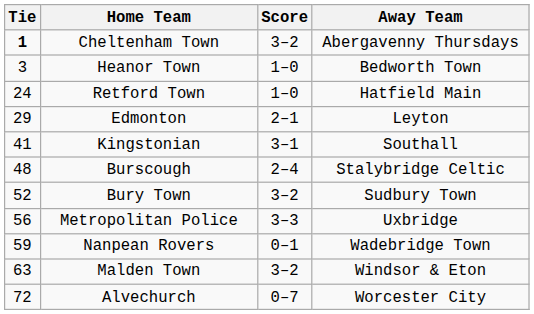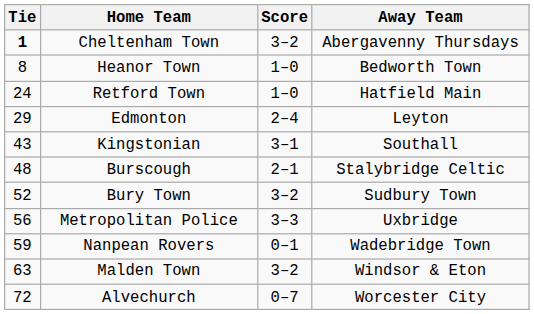(22, 68) 3 -> (22, 68) 8
(285, 119) 2–1 -> (285, 119) 2–4
(22, 144) 41 -> (22, 144) 43
(285, 170) 2–4 -> (285, 170) 2–1
